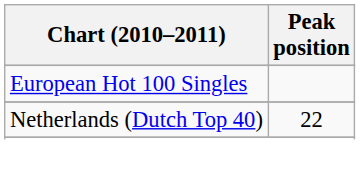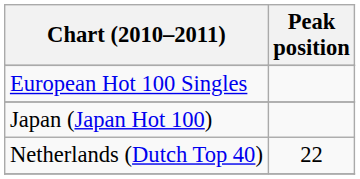+ row: (111, 119)
